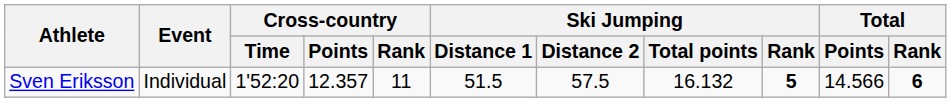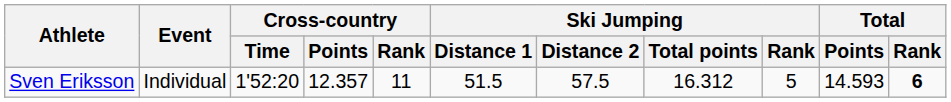(703, 82) 16.132 -> (703, 82) 16.312
(791, 82) bold -> (791, 82) normal
(854, 82) 14.566 -> (854, 82) 14.593
